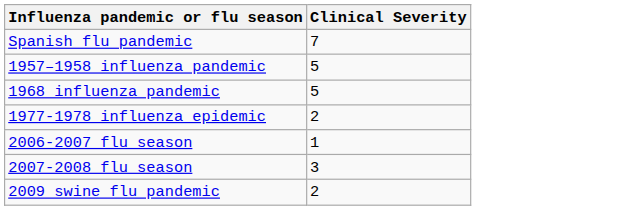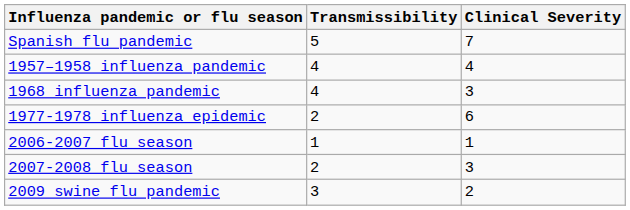+ column: (384, 17)
(315, 67) 5 -> (469, 67) 4
(315, 92) 5 -> (469, 92) 3
(315, 117) 2 -> (469, 117) 6
